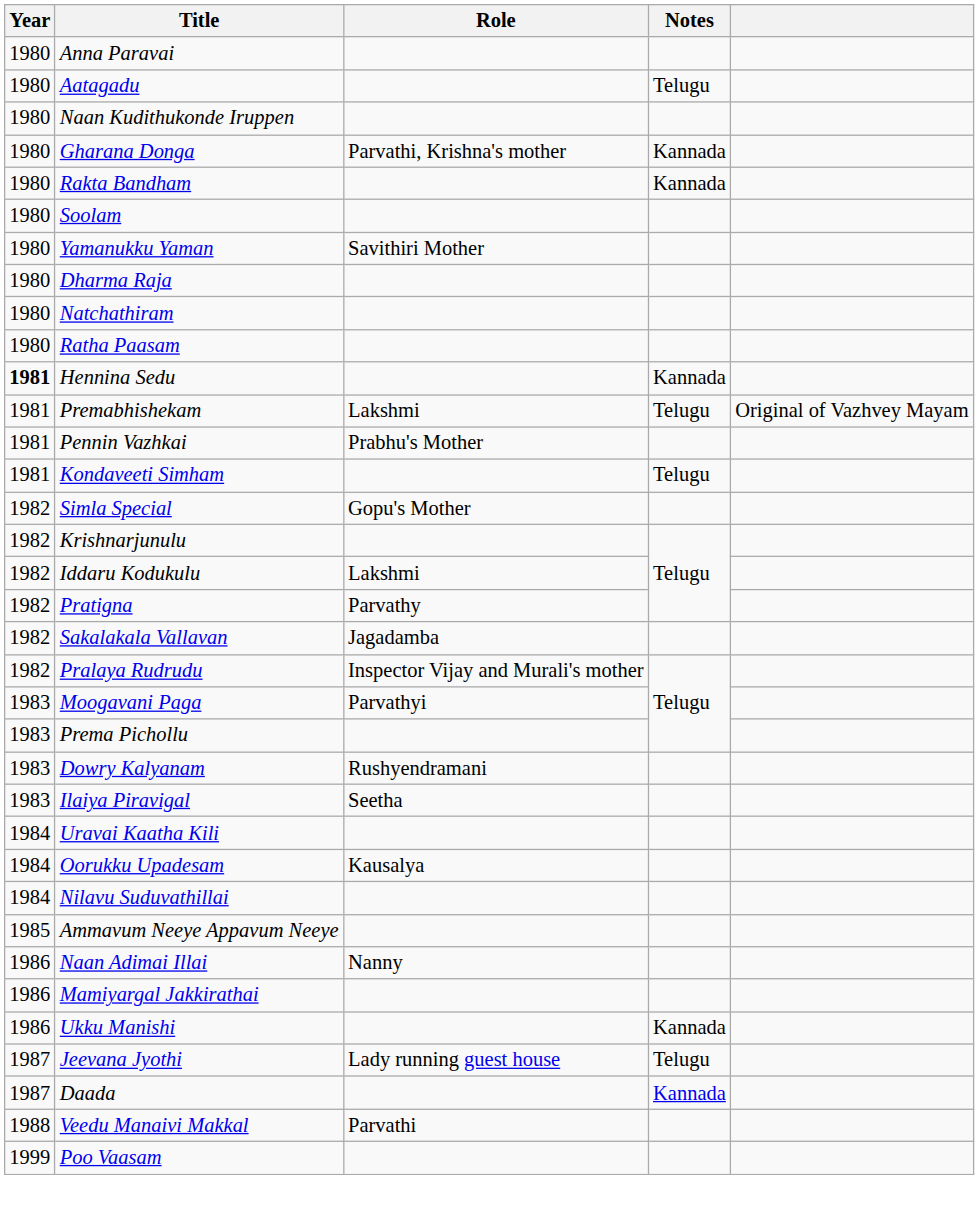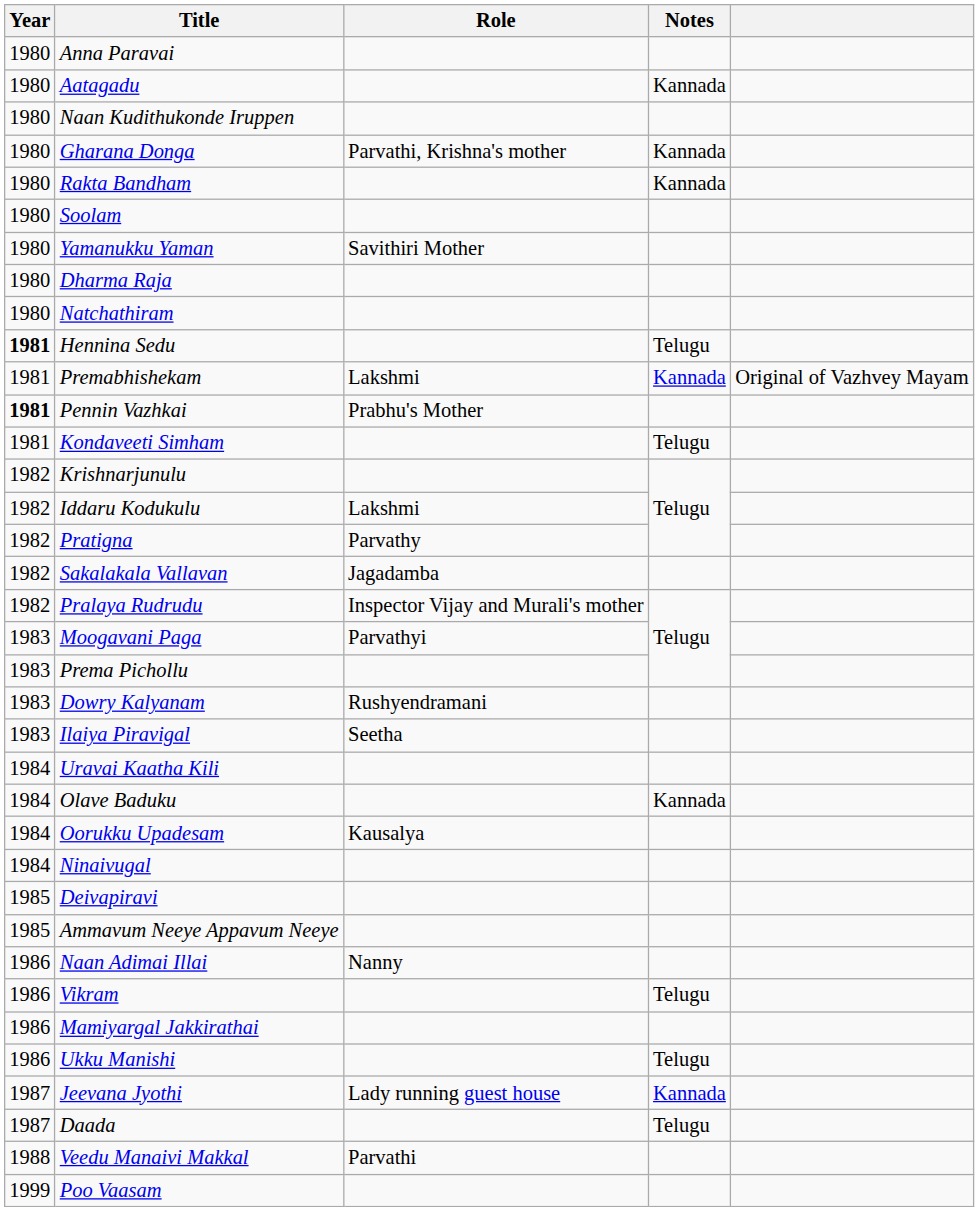(681, 85) Telugu -> (689, 85) Kannada
- row: (120, 345)
(689, 378) Kannada -> (681, 345) Telugu
(681, 410) Telugu -> (689, 378) Kannada
(30, 442) normal -> (30, 410) bold
- row: (116, 507)
+ row: (118, 800)
- row: (144, 897)
+ row: (105, 865)
+ row: (109, 897)
+ row: (89, 995)
(689, 1027) Kannada -> (681, 1060) Telugu
(681, 1060) Telugu -> (689, 1092) Kannada
(689, 1092) Kannada -> (681, 1125) Telugu
